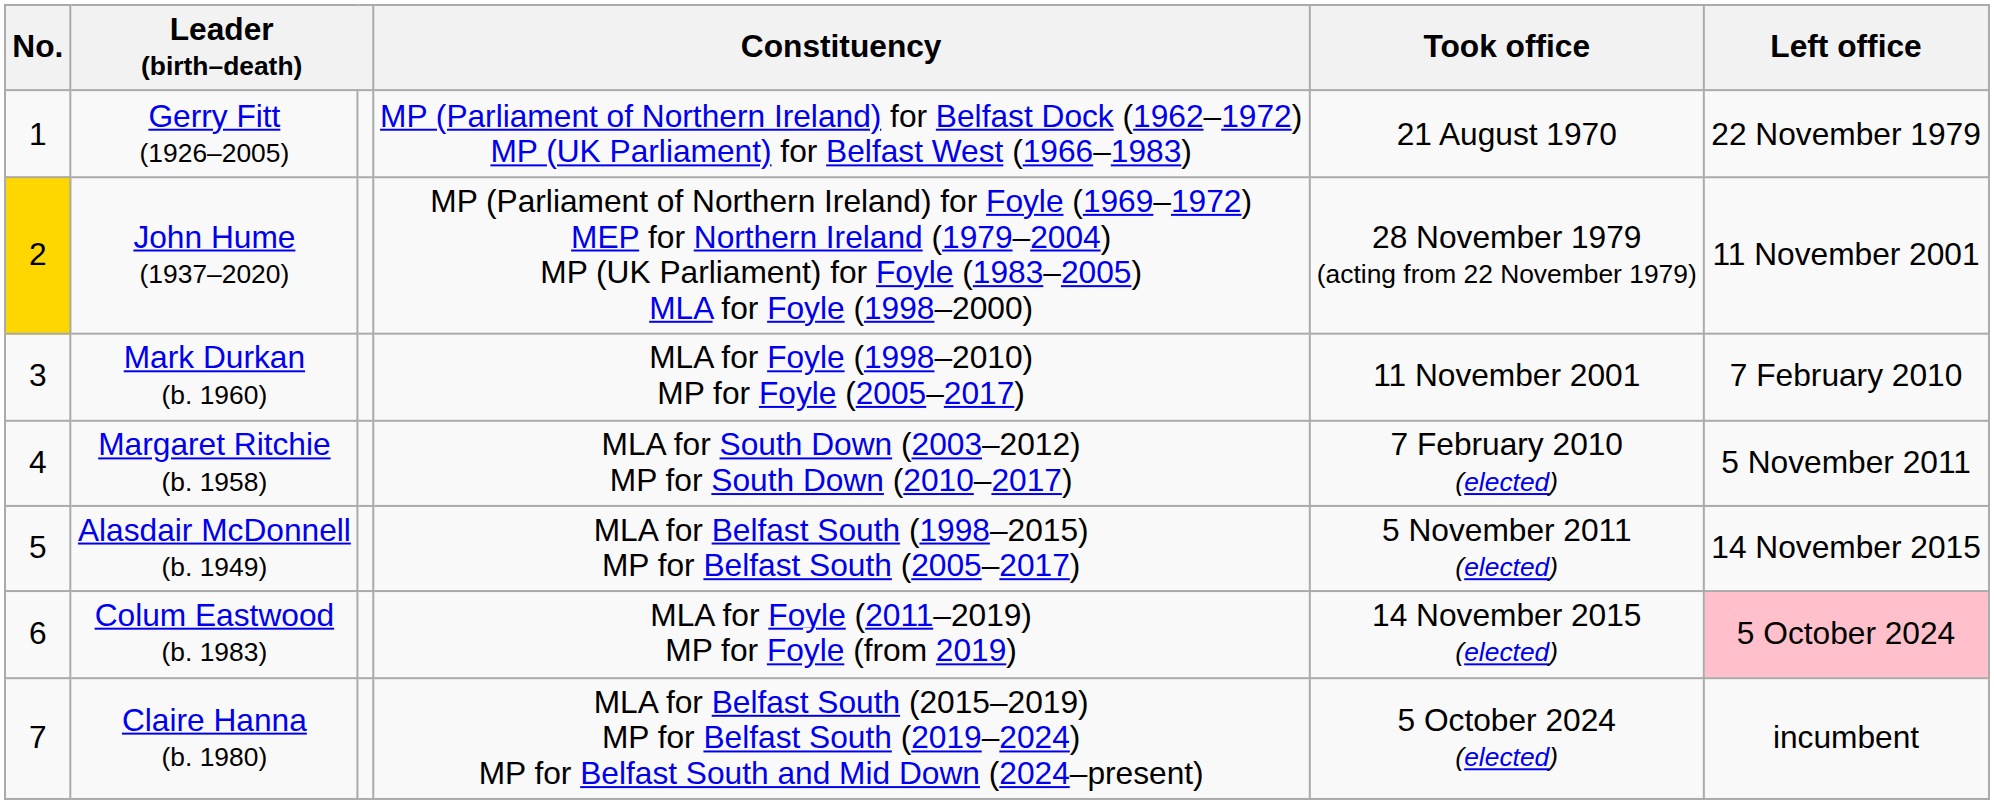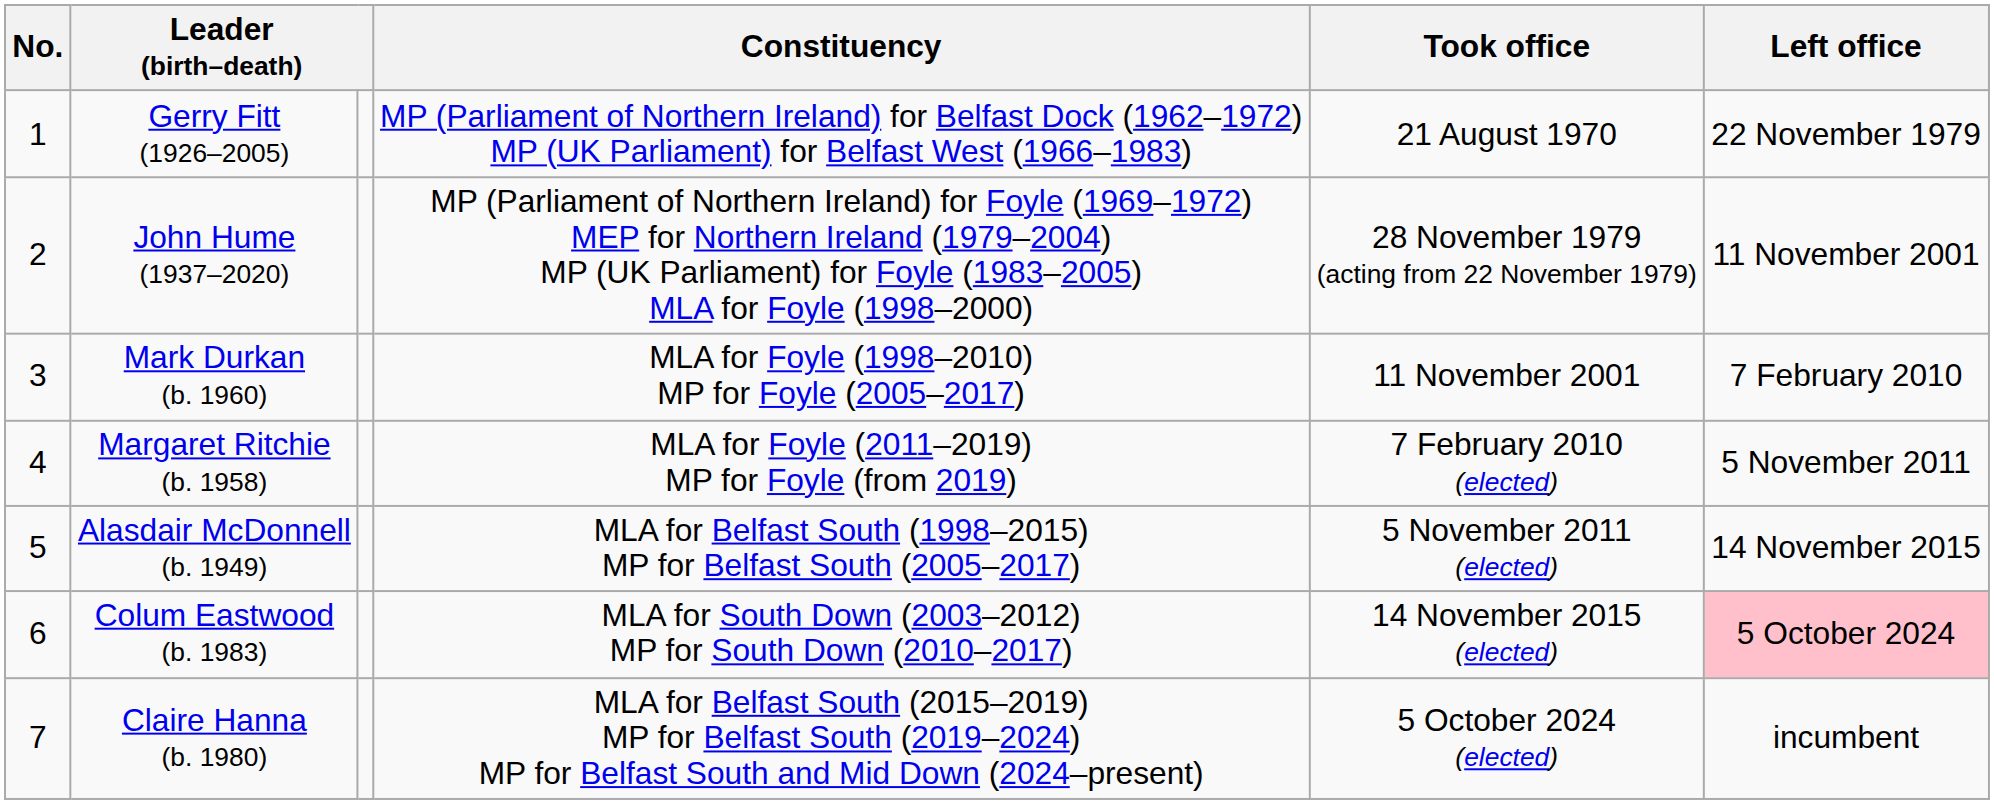(38, 254) gold background -> (38, 254) no background
(841, 462) MLA for South Down (2003–2012) MP for South Down (2010–2017) -> (841, 462) MLA for Foyle (2011–2019) MP for Foyle (from 2019)
(841, 634) MLA for Foyle (2011–2019) MP for Foyle (from 2019) -> (841, 634) MLA for South Down (2003–2012) MP for South Down (2010–2017)
